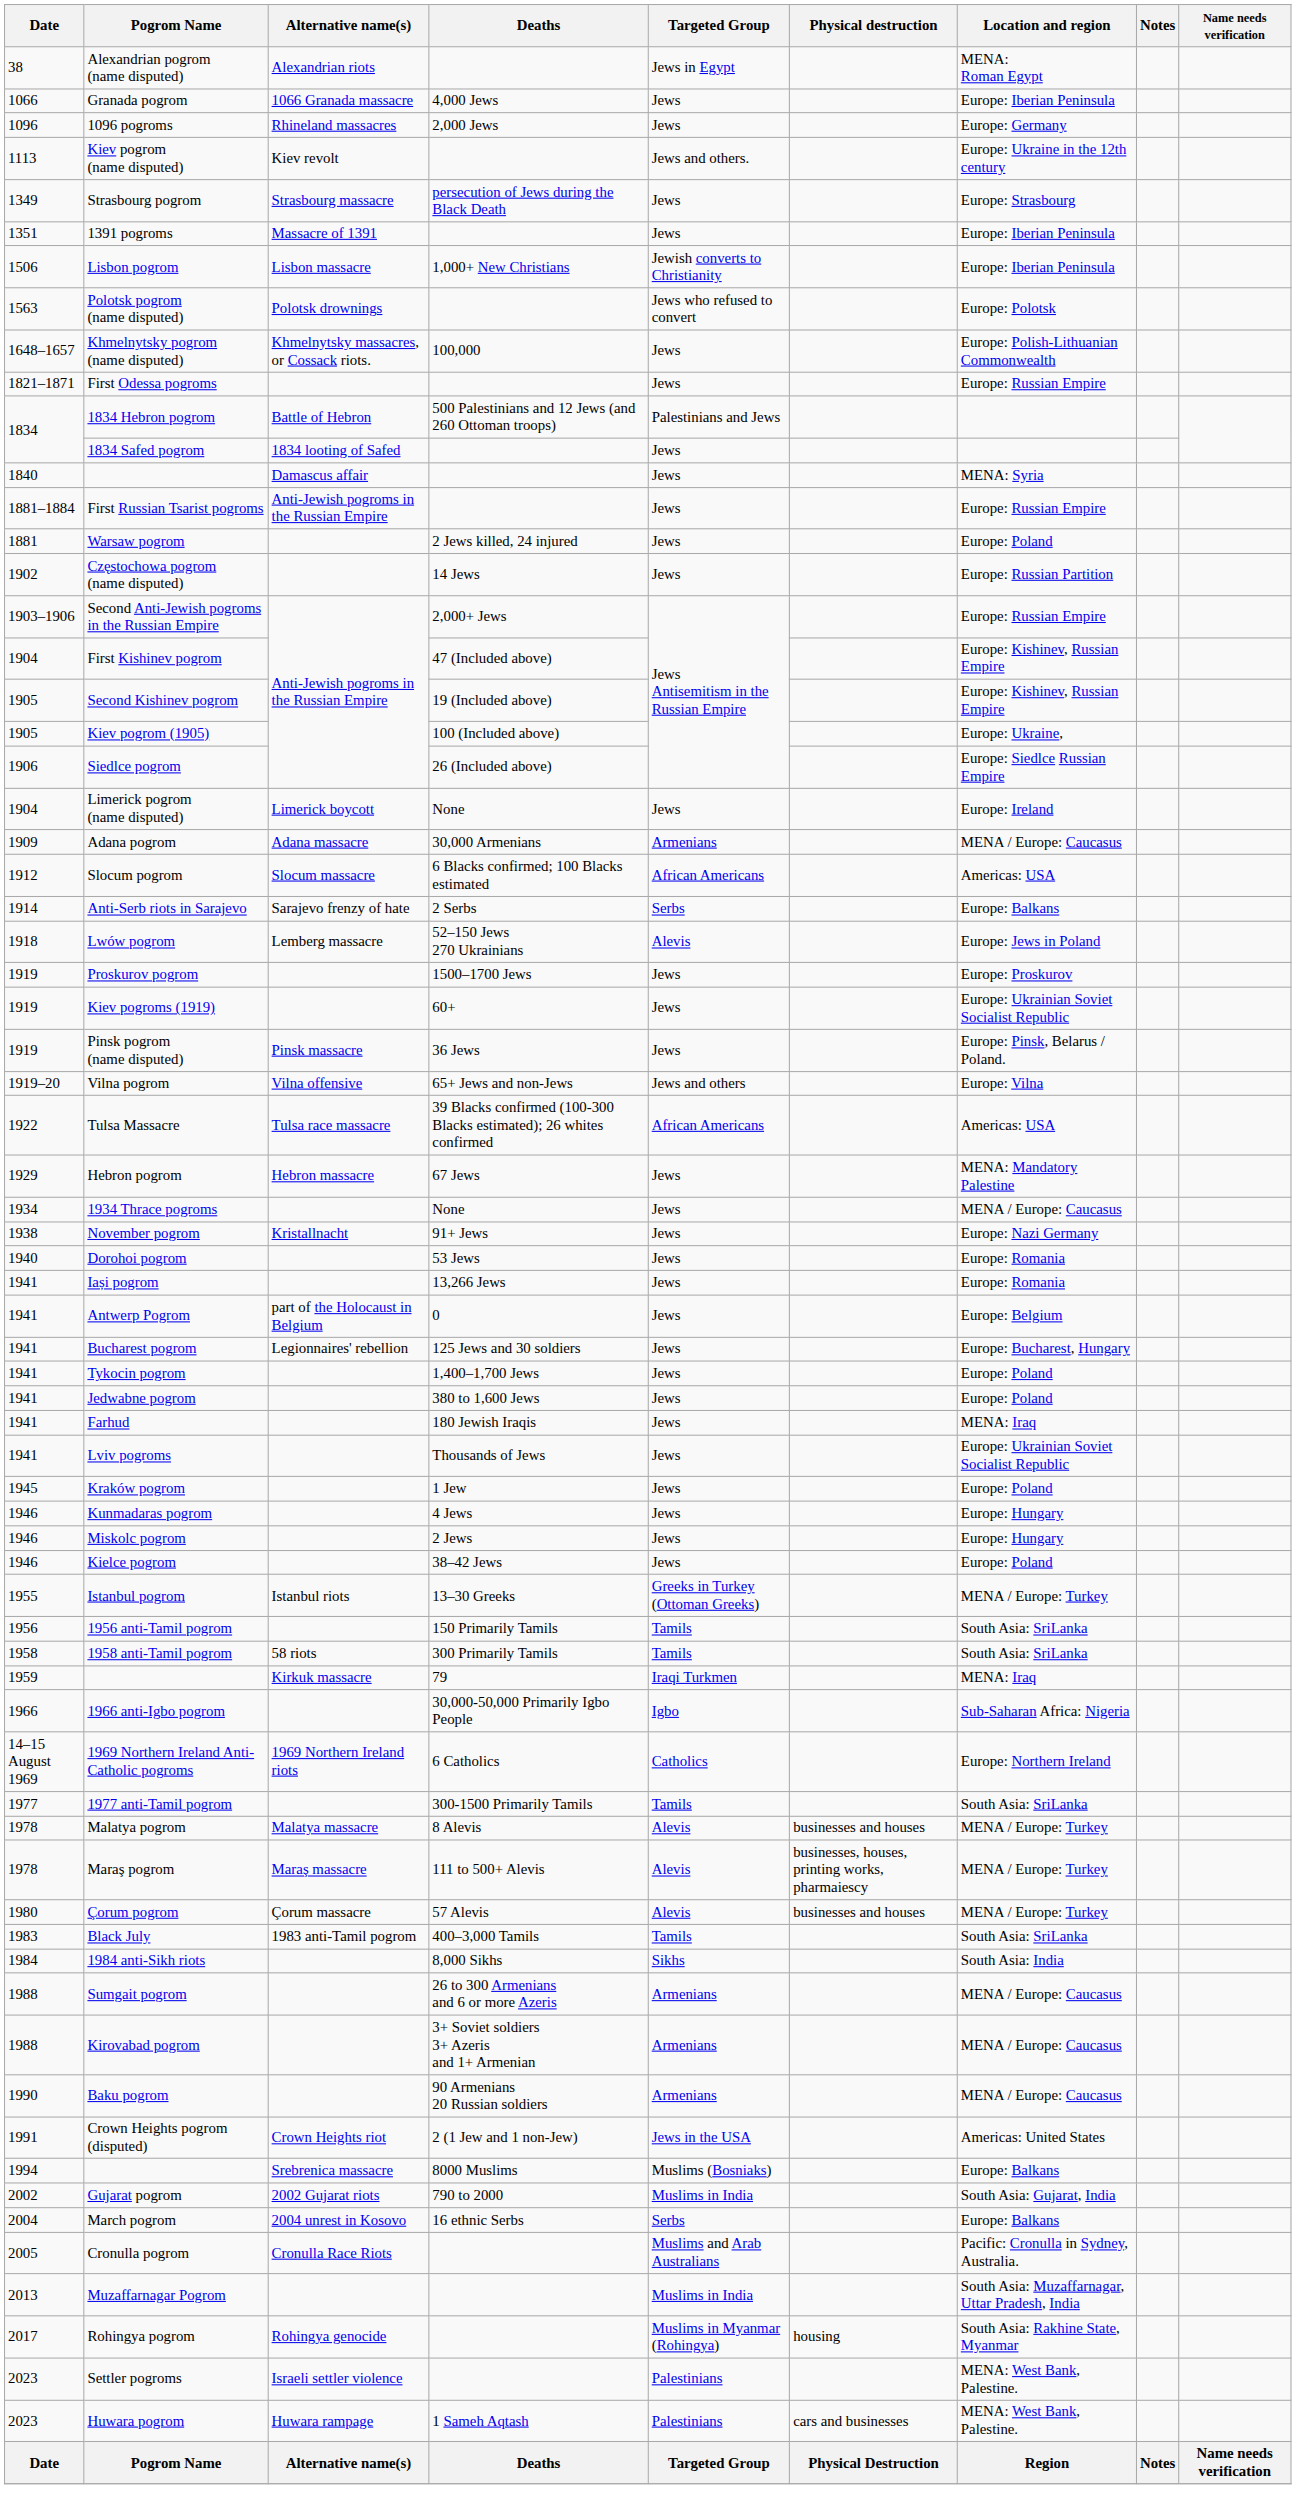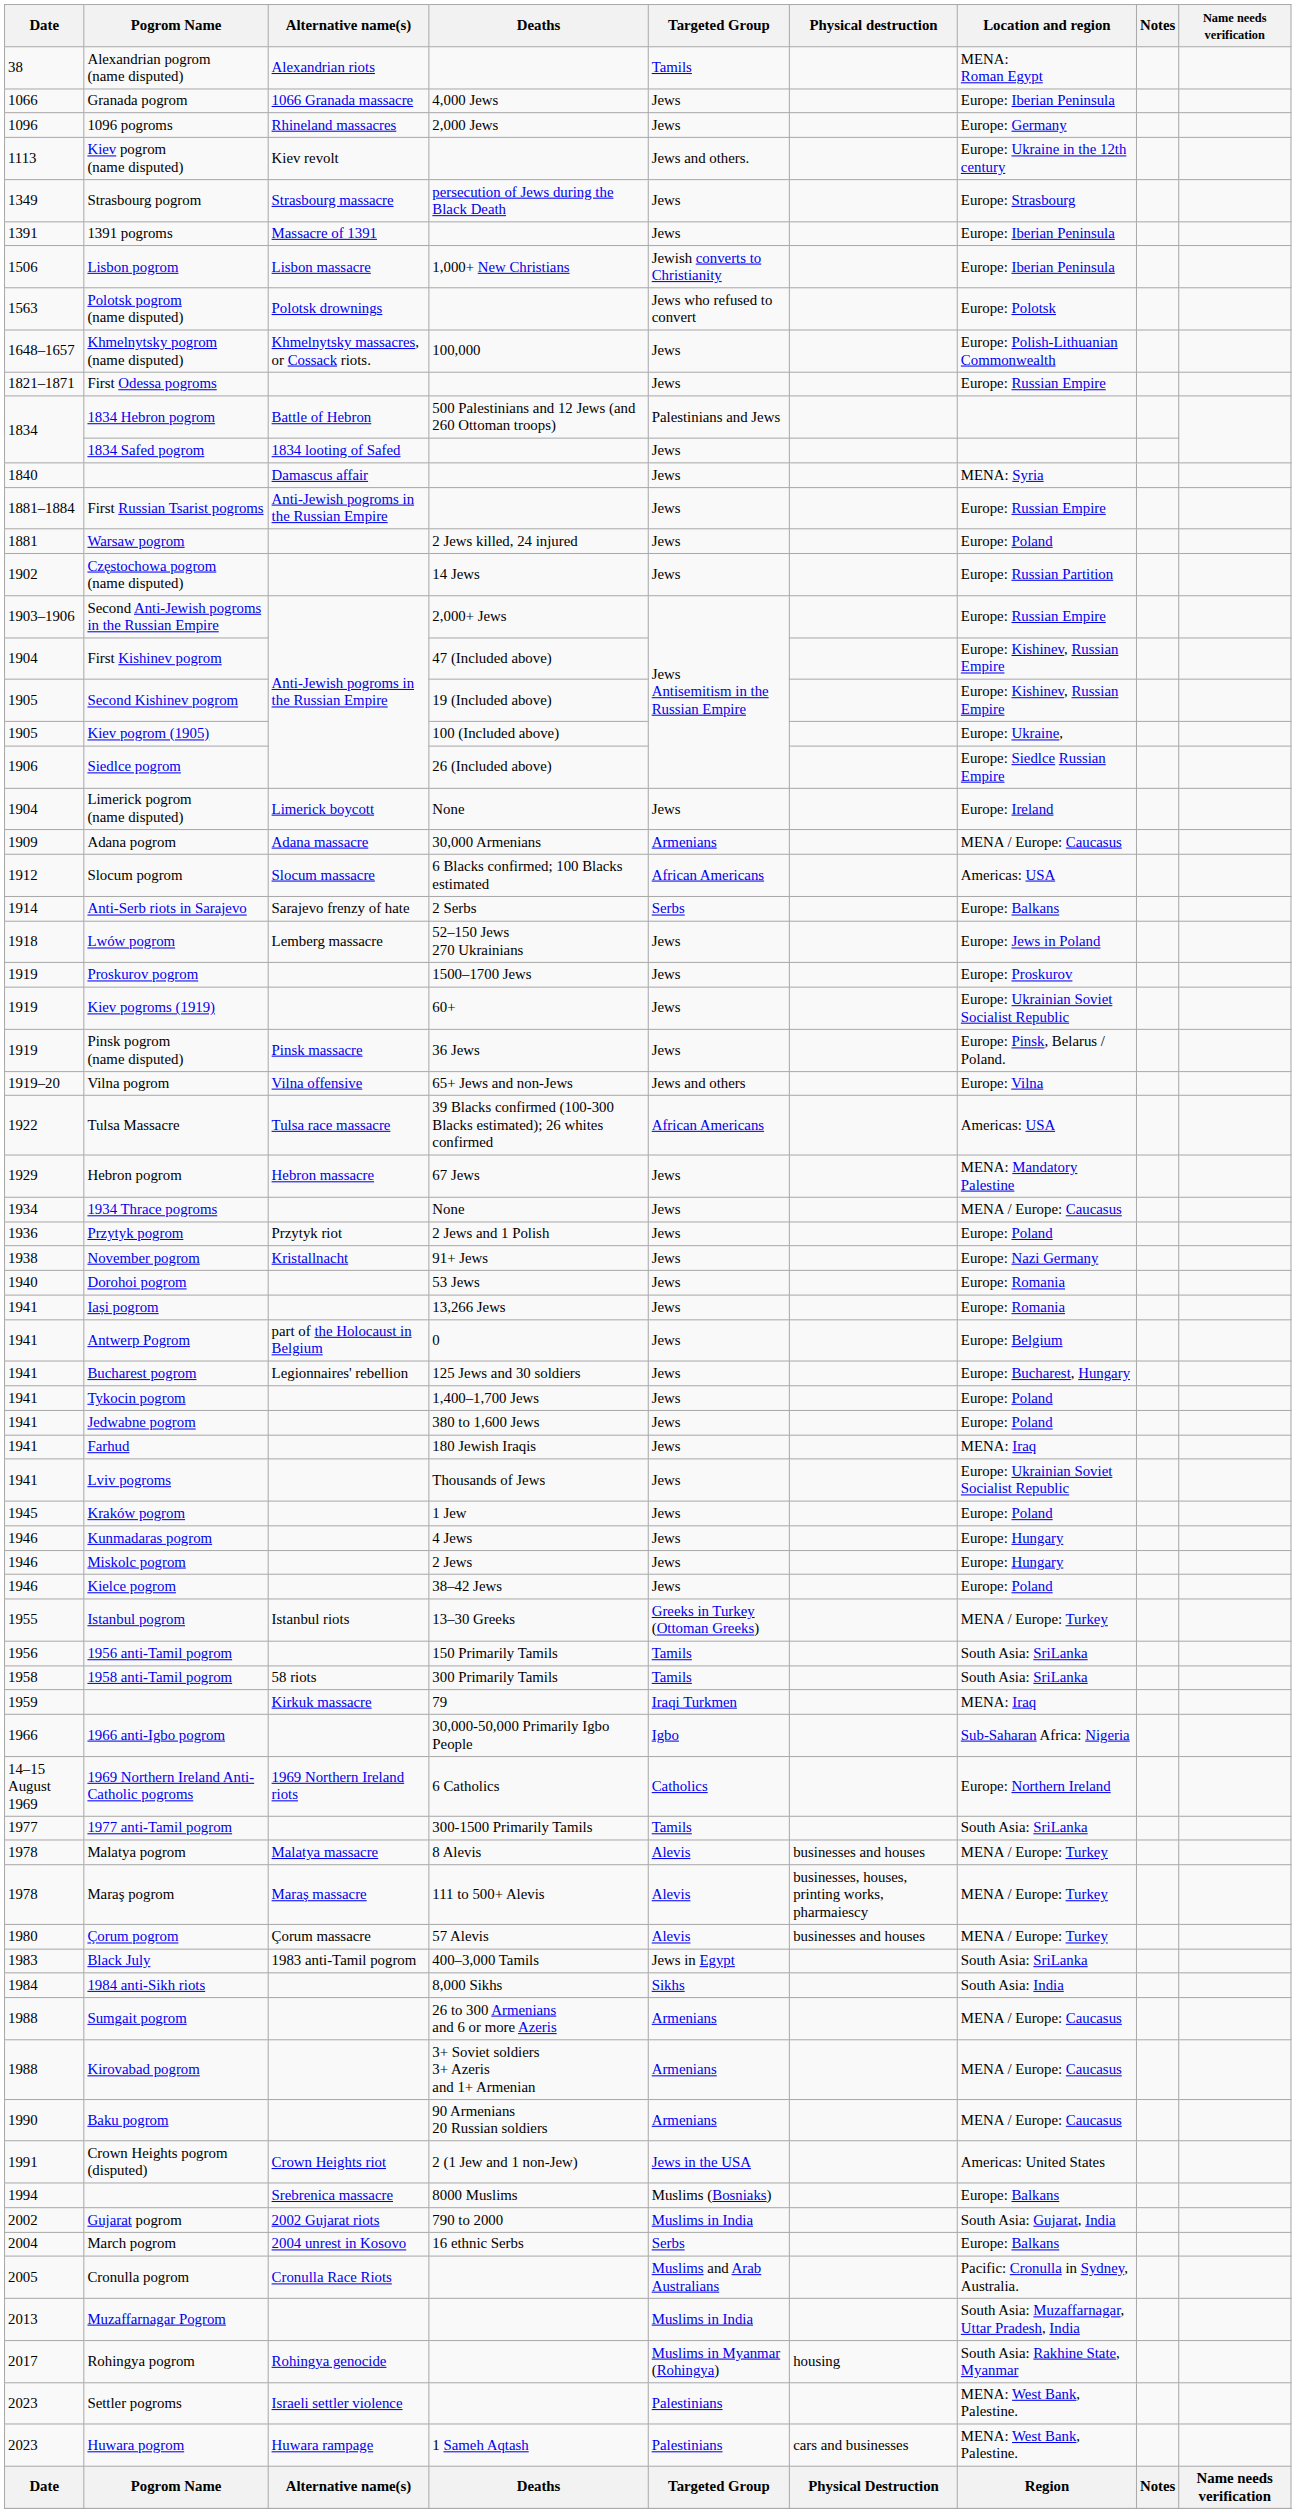(693, 67) Jews in Egypt -> (672, 67) Tamils
(23, 233) 1351 -> (23, 233) 1391
(671, 942) Alevis -> (666, 942) Jews
+ row: (135, 1234)
(672, 1936) Tamils -> (693, 1961) Jews in Egypt
